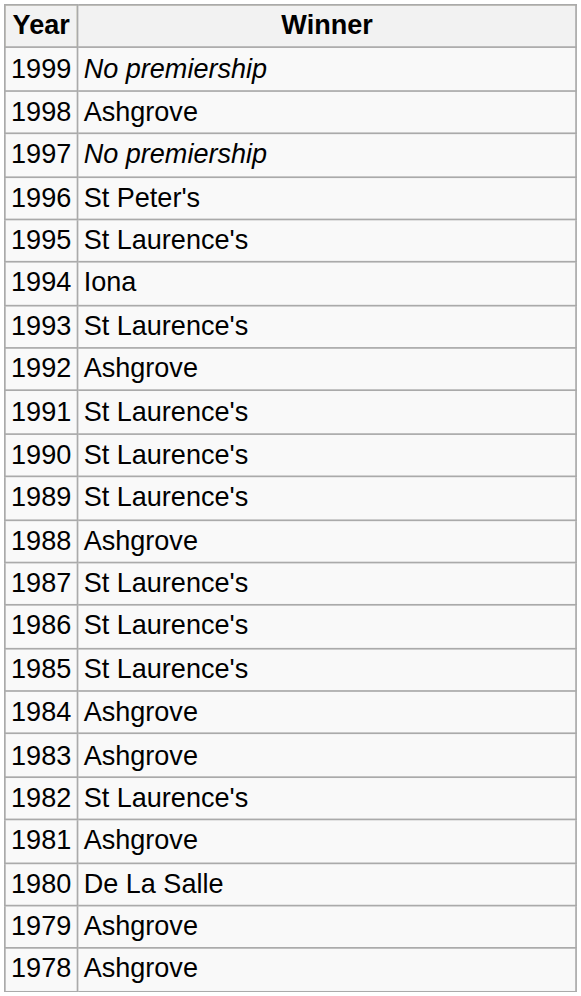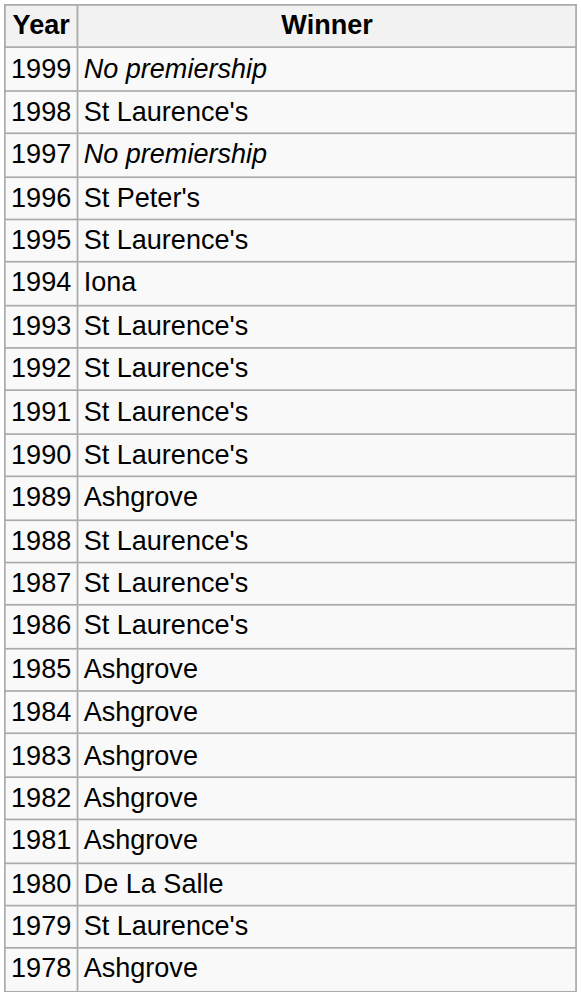(141, 111) Ashgrove -> (166, 111) St Laurence's
(141, 369) Ashgrove -> (166, 369) St Laurence's
(166, 497) St Laurence's -> (141, 497) Ashgrove
(141, 540) Ashgrove -> (166, 540) St Laurence's
(166, 669) St Laurence's -> (141, 669) Ashgrove
(166, 797) St Laurence's -> (141, 797) Ashgrove
(141, 926) Ashgrove -> (166, 926) St Laurence's
